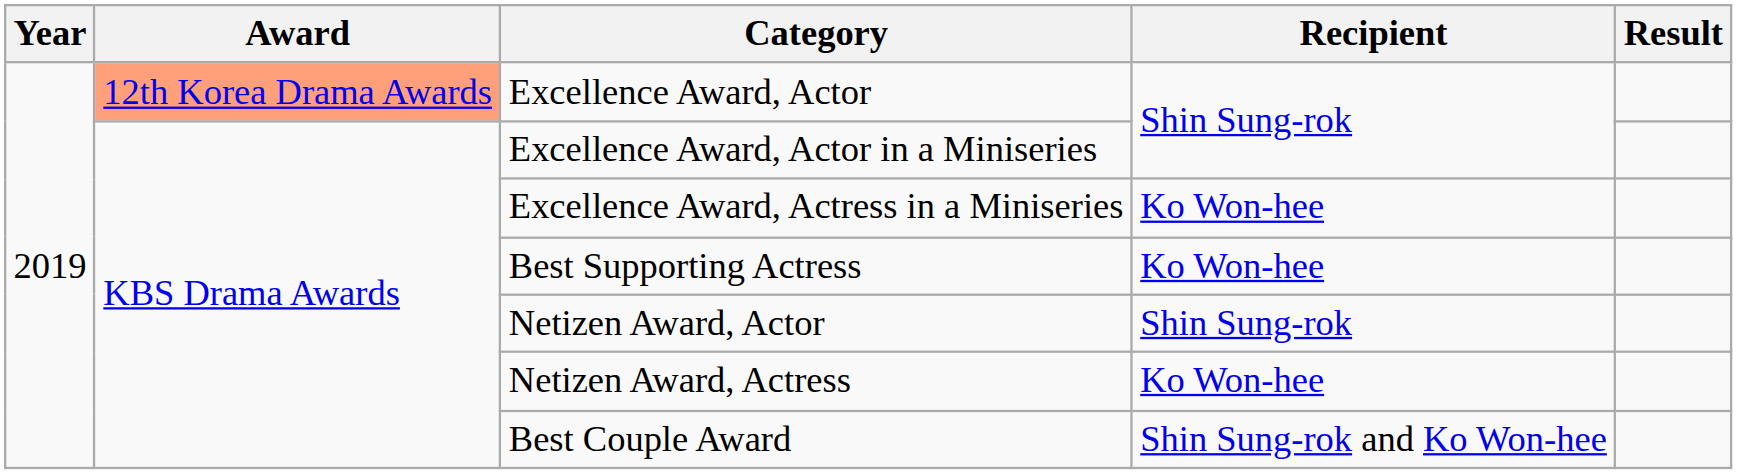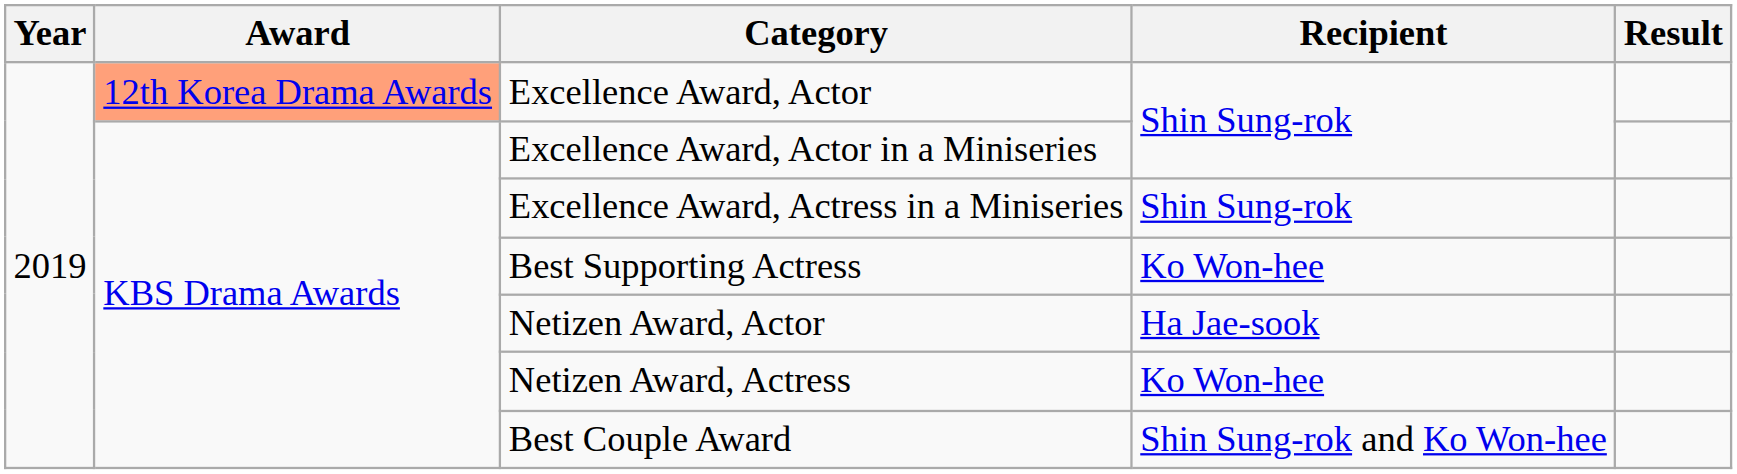(1232, 206) Ko Won-hee -> (1246, 206) Shin Sung-rok
(1246, 322) Shin Sung-rok -> (1230, 322) Ha Jae-sook
